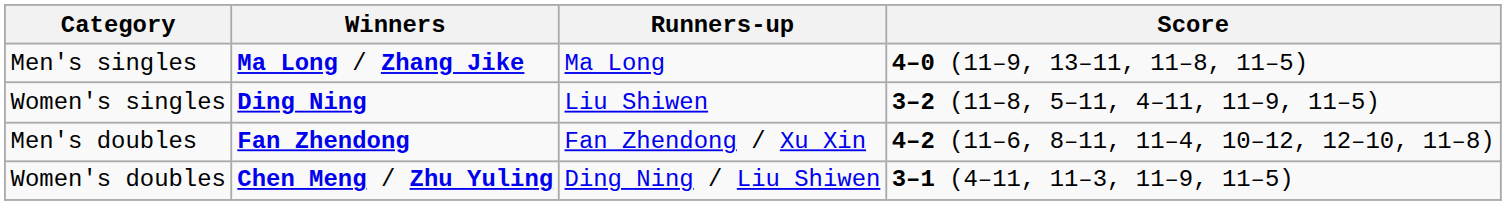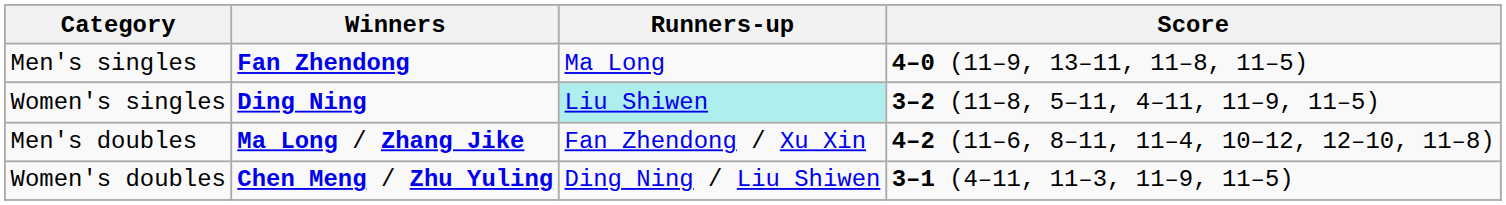(381, 63) Ma Long / Zhang Jike -> (323, 63) Fan Zhendong
(636, 102) no background -> (636, 102) paleturquoise background
(323, 141) Fan Zhendong -> (381, 141) Ma Long / Zhang Jike
